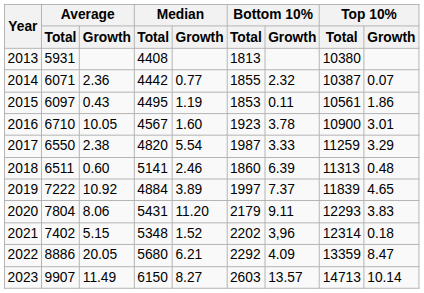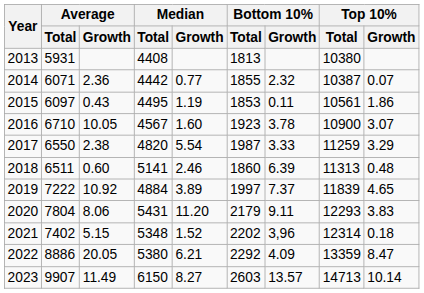(381, 124) 3.01 -> (381, 124) 3.07
(153, 255) 5680 -> (153, 255) 5380
